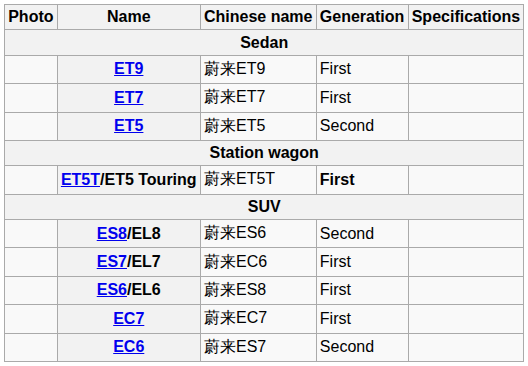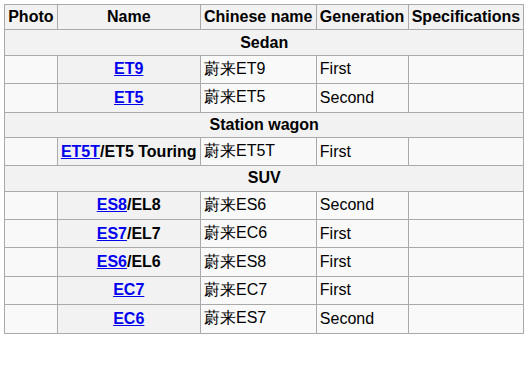- row: (129, 97)
(337, 179) bold -> (335, 151) normal
